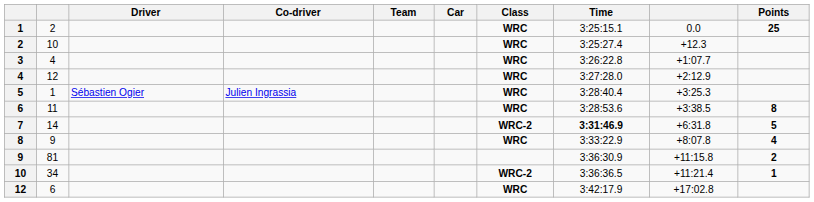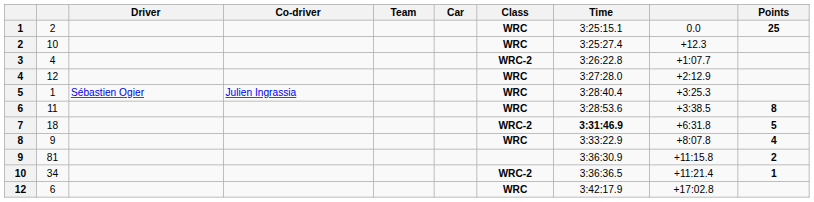(515, 60) WRC -> (515, 60) WRC-2
(52, 125) 14 -> (52, 125) 18
